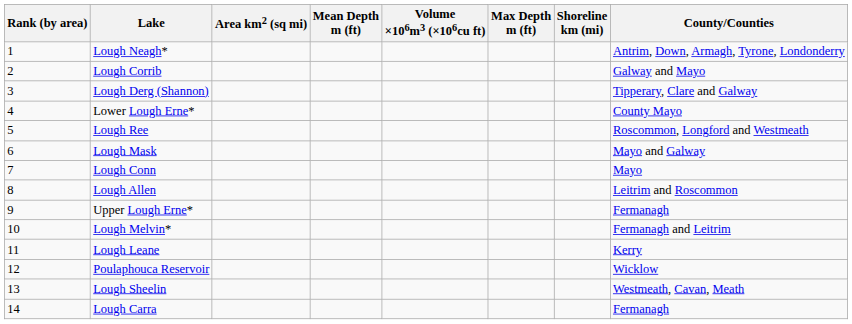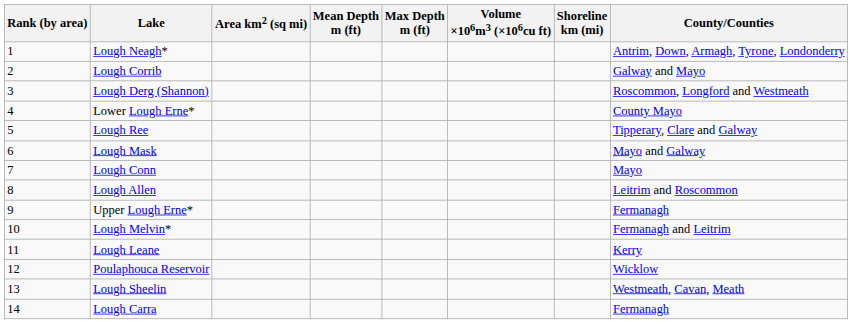columns swapped: (521, 23) <-> (435, 23)
(685, 91) Tipperary, Clare and Galway -> (711, 91) Roscommon, Longford and Westmeath
(711, 130) Roscommon, Longford and Westmeath -> (685, 130) Tipperary, Clare and Galway
